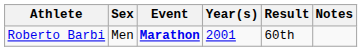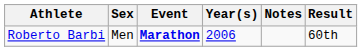columns swapped: (287, 15) <-> (334, 15)
(221, 36) 2001 -> (221, 36) 2006
